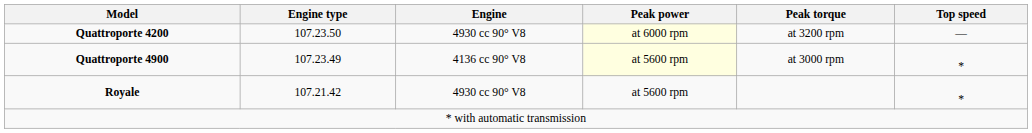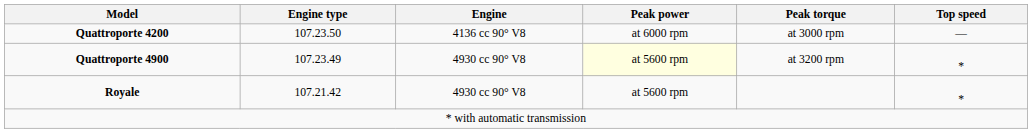(489, 33) 4930 cc 90° V8 -> (489, 33) 4136 cc 90° V8
(660, 33) lightyellow background -> (660, 33) no background
(816, 33) at 3200 rpm -> (816, 33) at 3000 rpm
(489, 59) 4136 cc 90° V8 -> (489, 59) 4930 cc 90° V8
(816, 59) at 3000 rpm -> (816, 59) at 3200 rpm
